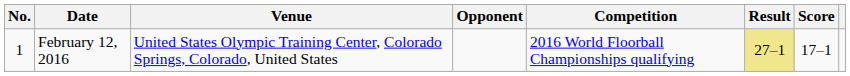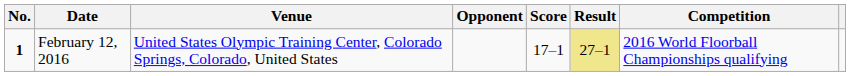columns swapped: (816, 16) <-> (636, 16)
(19, 50) normal -> (19, 50) bold
